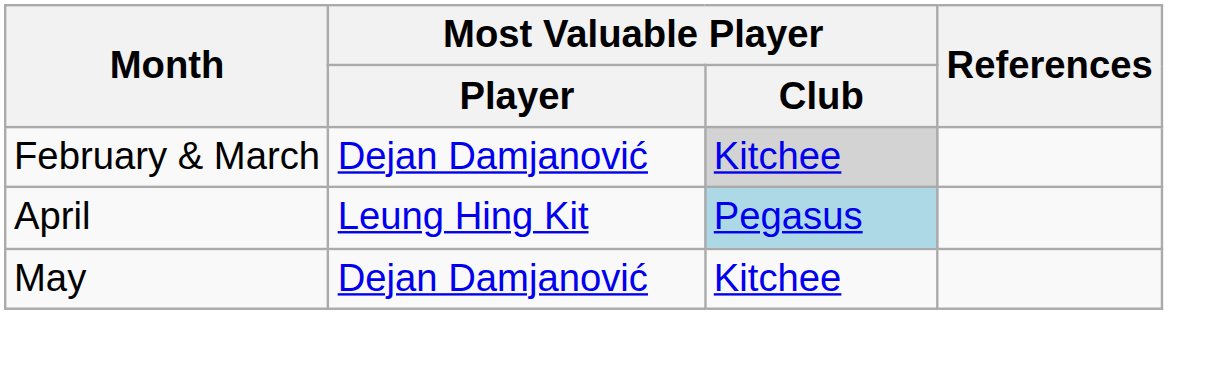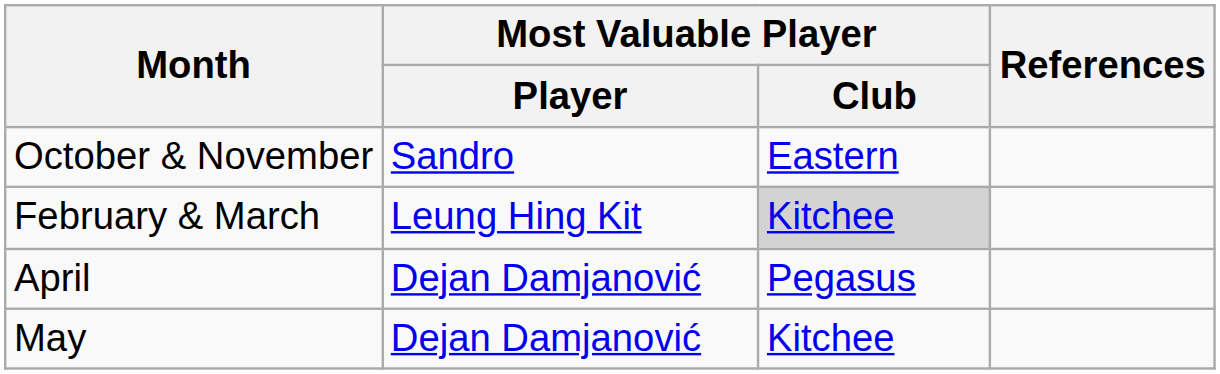+ row: (194, 156)
(493, 156) Dejan Damjanović -> (516, 216) Leung Hing Kit
(463, 216) Leung Hing Kit -> (546, 277) Dejan Damjanović
(788, 216) lightblue background -> (841, 277) no background
